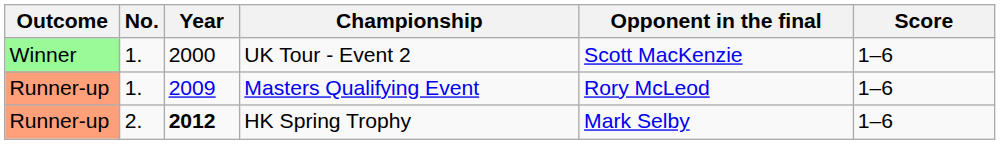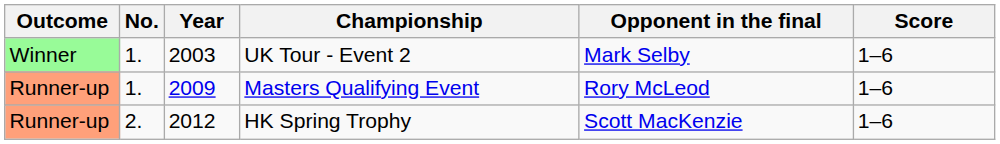(192, 54) 2000 -> (192, 54) 2003
(663, 54) Scott MacKenzie -> (637, 54) Mark Selby
(192, 121) bold -> (192, 121) normal
(637, 121) Mark Selby -> (663, 121) Scott MacKenzie
